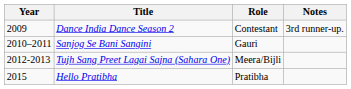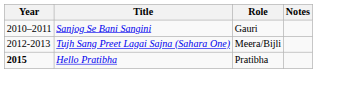- row: (115, 28)
(17, 76) normal -> (17, 60) bold
